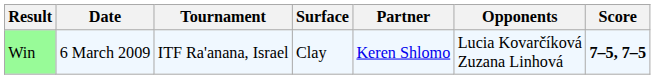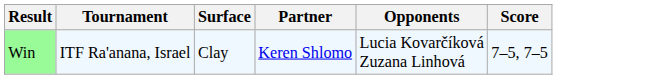- column: (105, 17)
(618, 52) bold -> (520, 52) normal
